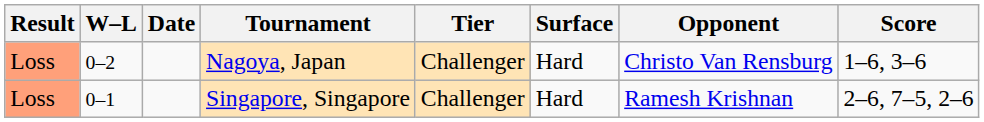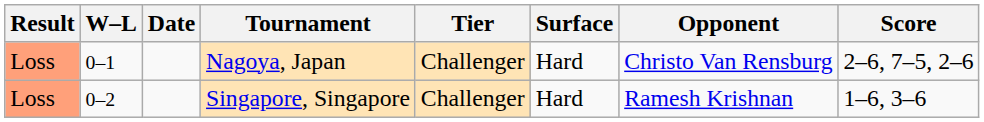(100, 62) 0–2 -> (100, 62) 0–1
(885, 60) 1–6, 3–6 -> (909, 60) 2–6, 7–5, 2–6
(100, 99) 0–1 -> (100, 99) 0–2
(909, 98) 2–6, 7–5, 2–6 -> (885, 98) 1–6, 3–6
